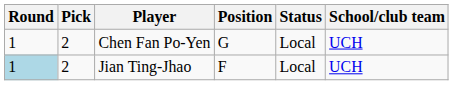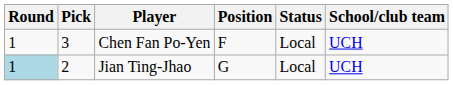(65, 42) 2 -> (65, 42) 3
(223, 42) G -> (222, 42) F
(222, 67) F -> (223, 67) G
